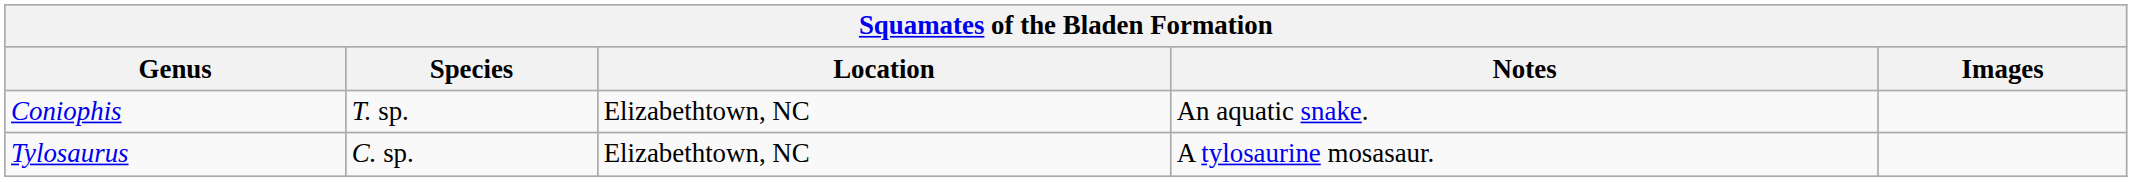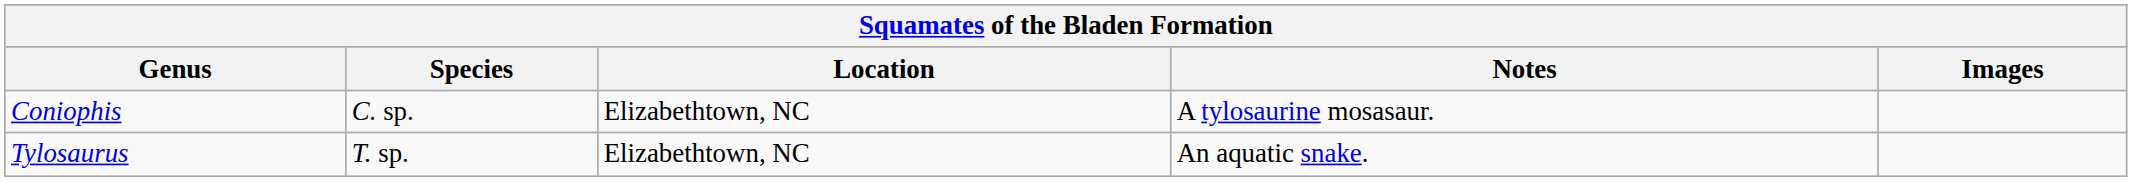(380, 111) T. sp. -> (383, 111) C. sp.
(1273, 111) An aquatic snake. -> (1305, 111) A tylosaurine mosasaur.
(383, 153) C. sp. -> (380, 153) T. sp.
(1305, 153) A tylosaurine mosasaur. -> (1273, 153) An aquatic snake.
